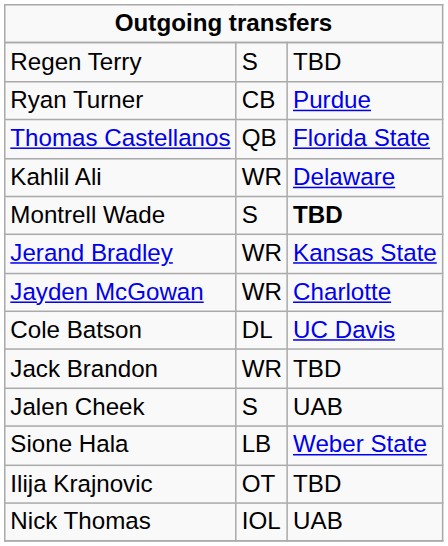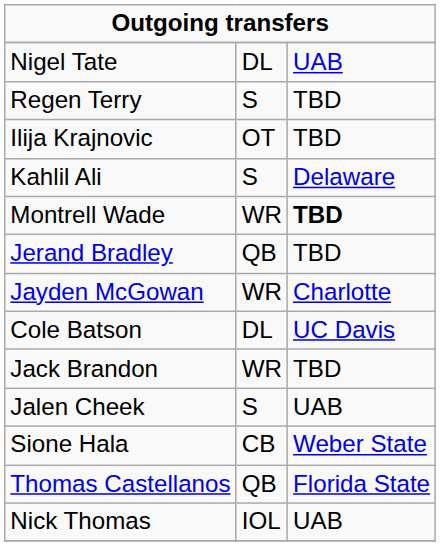+ row: (64, 61)
- row: (77, 100)
rows swapped: (81, 483) <-> (120, 138)
(262, 176) WR -> (250, 176) S
(250, 215) S -> (262, 215) WR
(262, 253) WR -> (259, 253) QB
(365, 253) Kansas State -> (317, 253) TBD
(256, 445) LB -> (258, 445) CB
